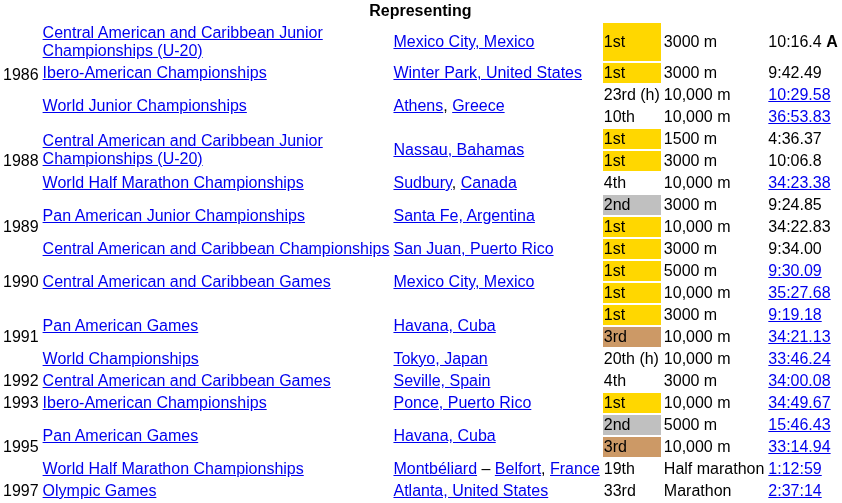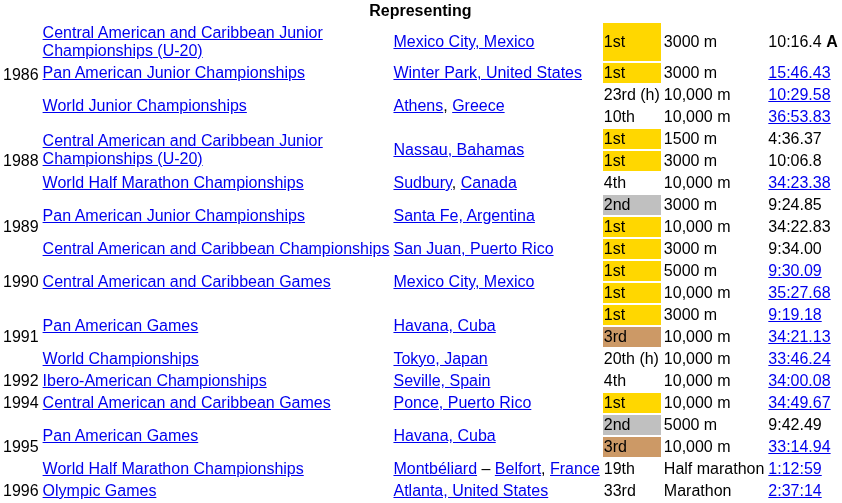(155, 72) Ibero-American Championships -> (174, 72) Pan American Junior Championships
(795, 72) 9:42.49 -> (799, 72) 15:46.43
(187, 380) Central American and Caribbean Games -> (155, 380) Ibero-American Championships
(691, 380) 3000 m -> (697, 380) 10,000 m
(21, 402) 1993 -> (21, 402) 1994
(155, 402) Ibero-American Championships -> (187, 402) Central American and Caribbean Games
(799, 424) 15:46.43 -> (795, 424) 9:42.49
(21, 490) 1997 -> (21, 490) 1996
